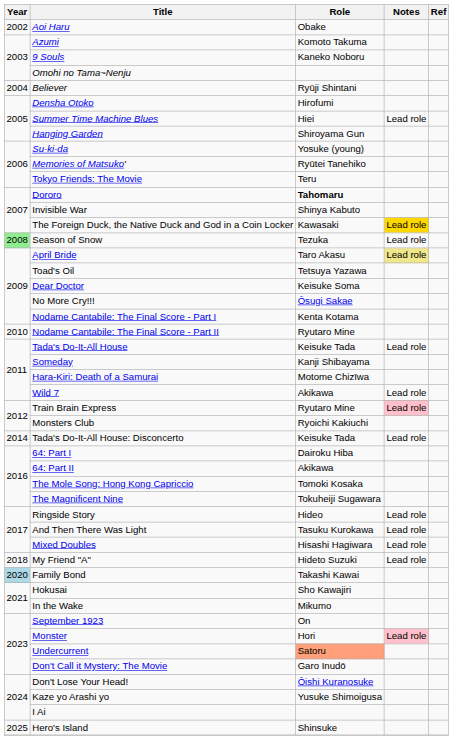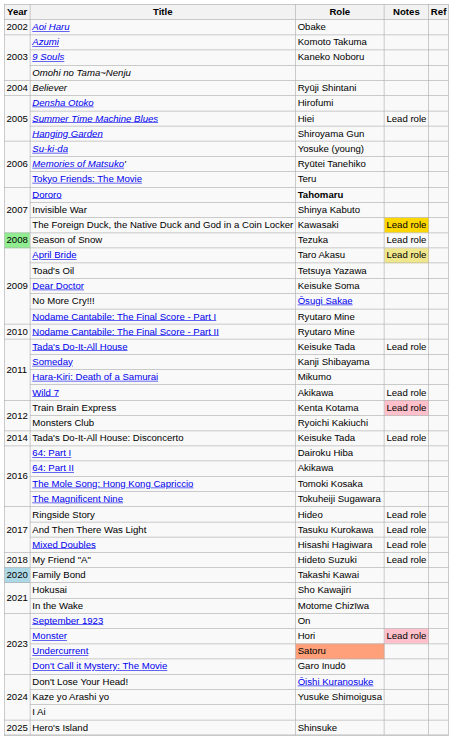(328, 316) Kenta Kotama -> (326, 316) Ryutaro Mine
(333, 377) Motome Chizīwa -> (314, 377) Mikumo
(326, 407) Ryutaro Mine -> (328, 407) Kenta Kotama
(314, 605) Mikumo -> (333, 605) Motome Chizīwa
